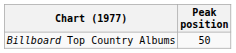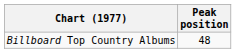(204, 40) 50 -> (204, 40) 48
